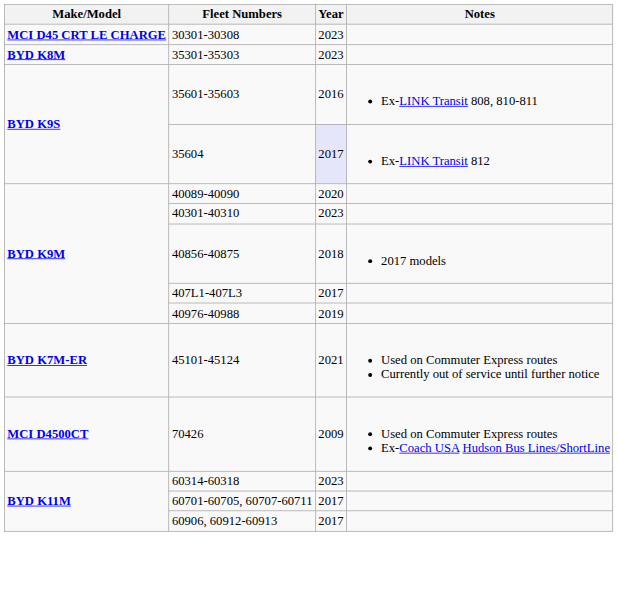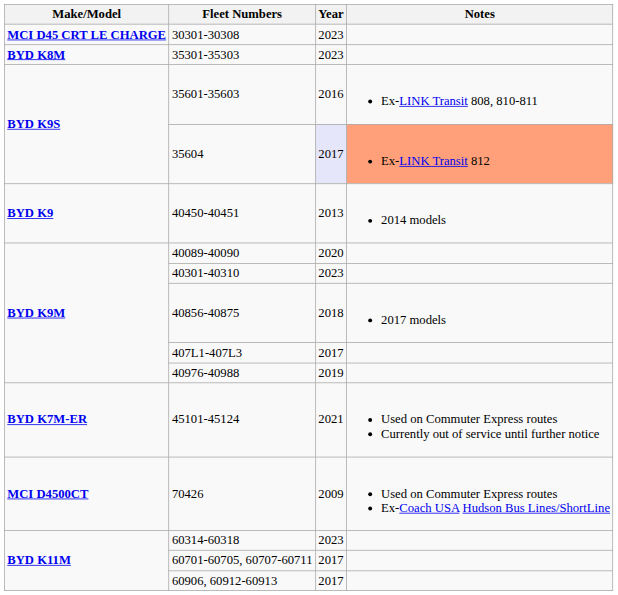(480, 161) no background -> (480, 161) lightsalmon background
+ row: (206, 213)
